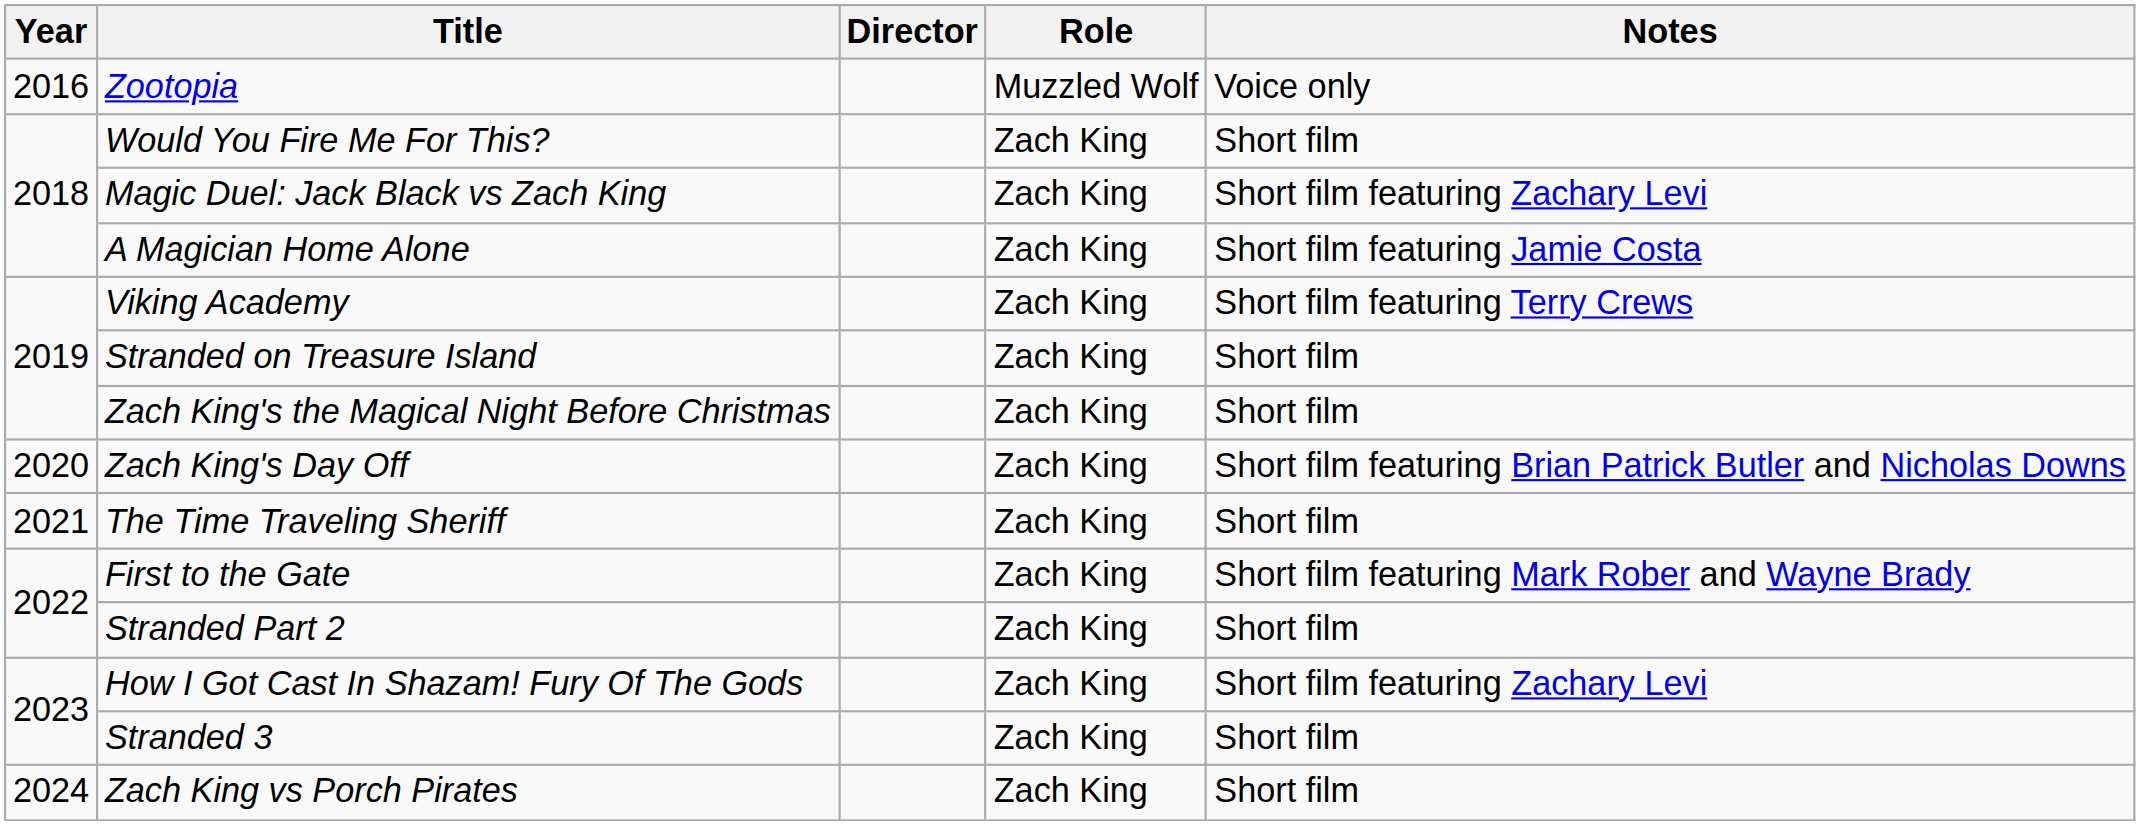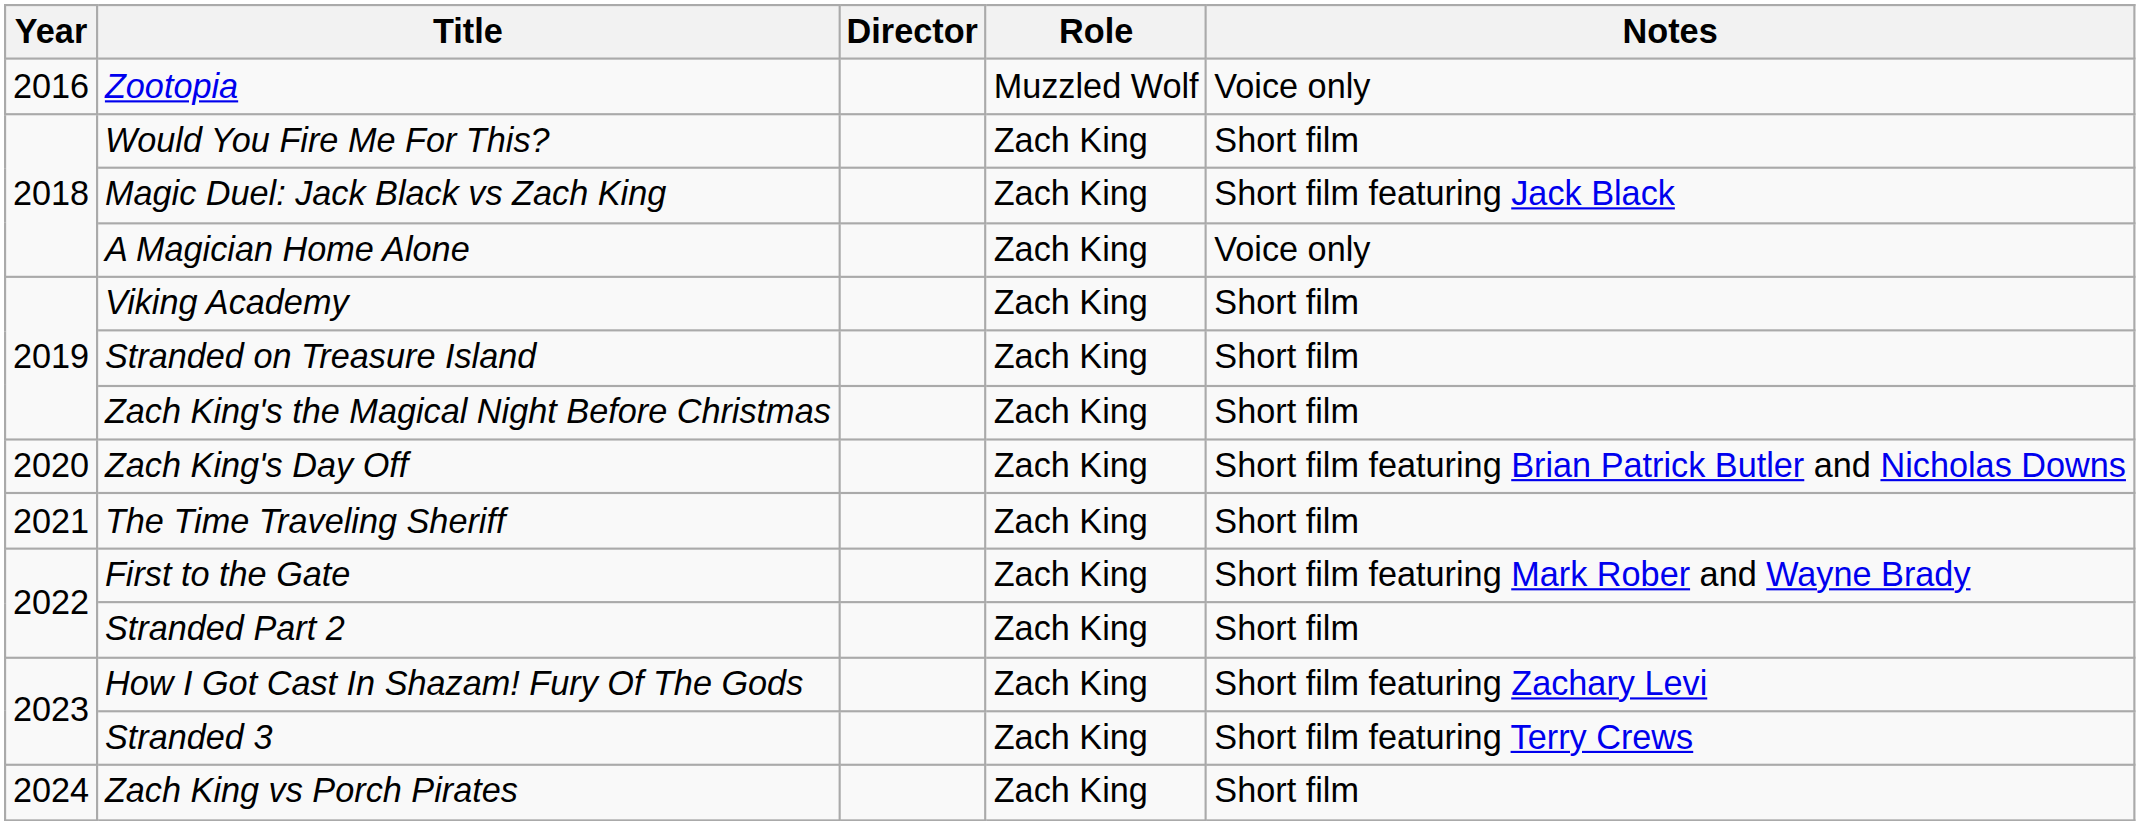(1461, 194) Short film featuring Zachary Levi -> (1445, 194) Short film featuring Jack Black
(1458, 248) Short film featuring Jamie Costa -> (1292, 248) Voice only
(1454, 303) Short film featuring Terry Crews -> (1287, 303) Short film
(1287, 737) Short film -> (1454, 737) Short film featuring Terry Crews
